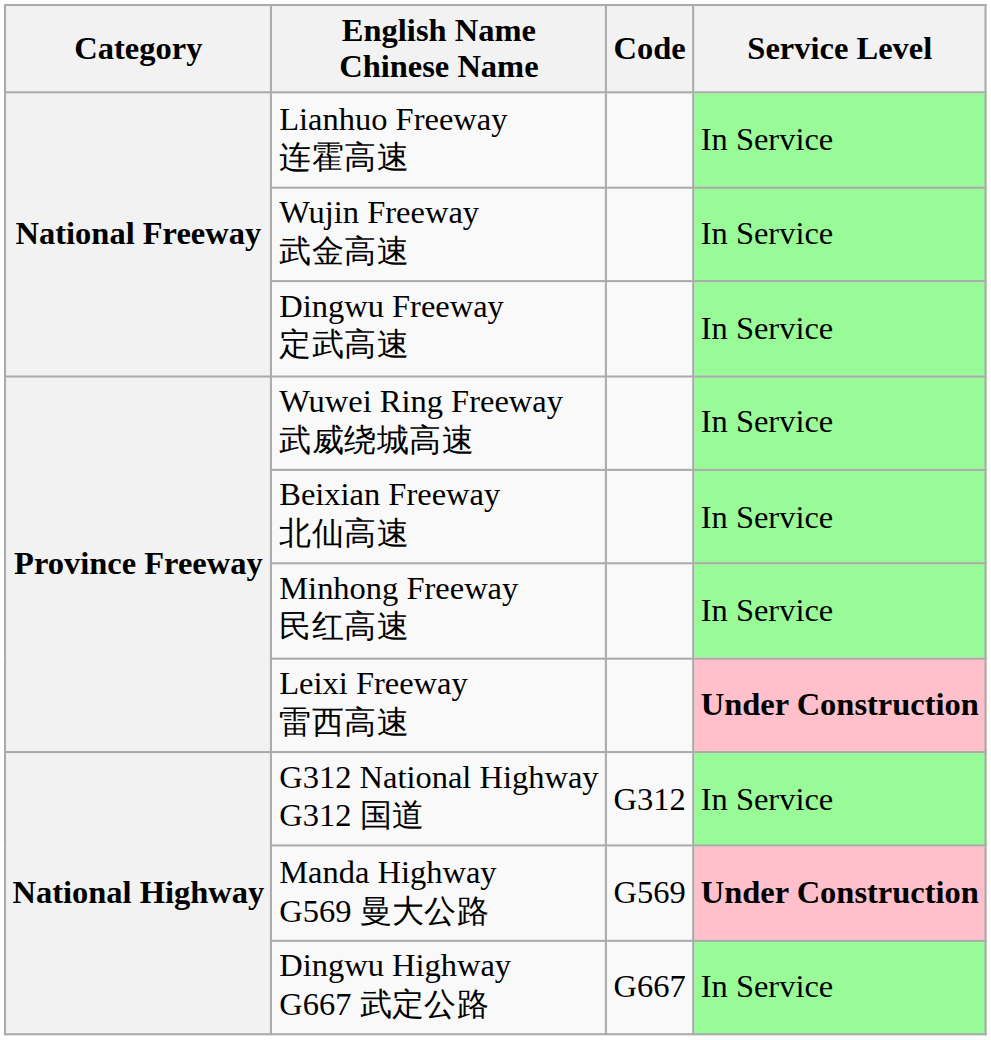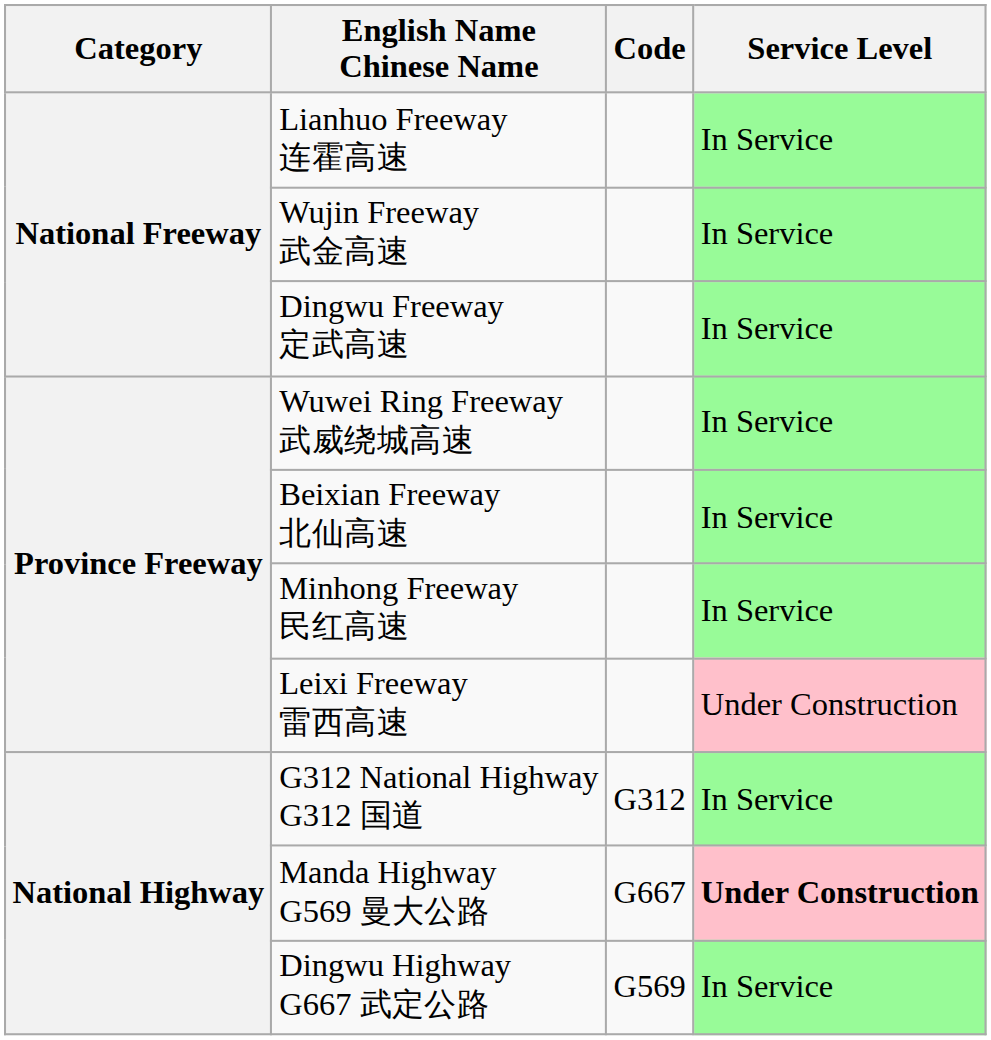(840, 704) bold -> (829, 704) normal
(650, 892) G569 -> (650, 892) G667
(650, 986) G667 -> (650, 986) G569
